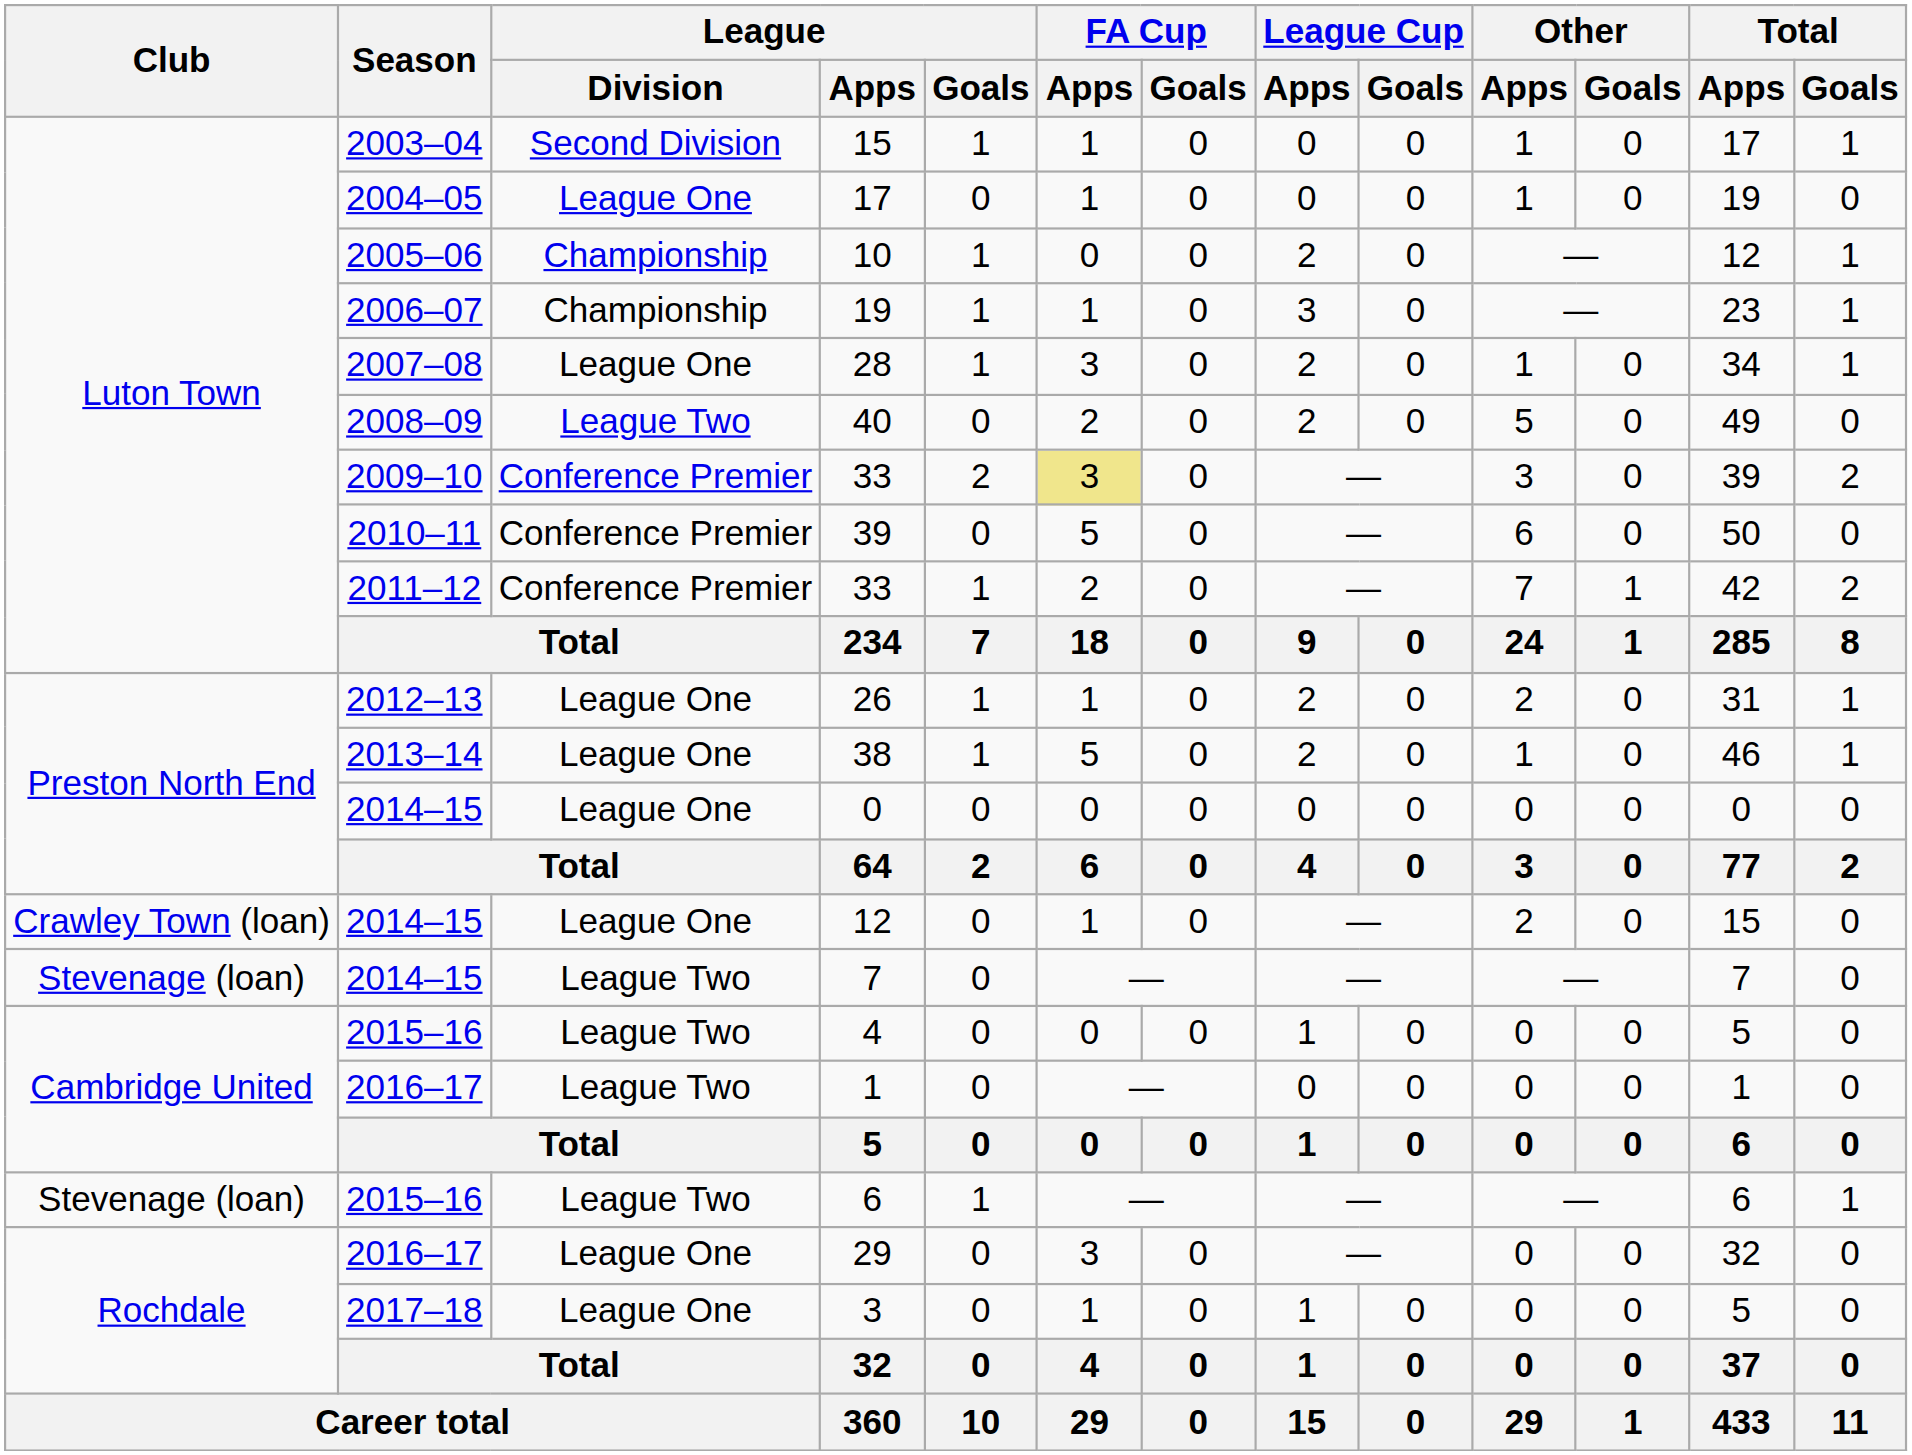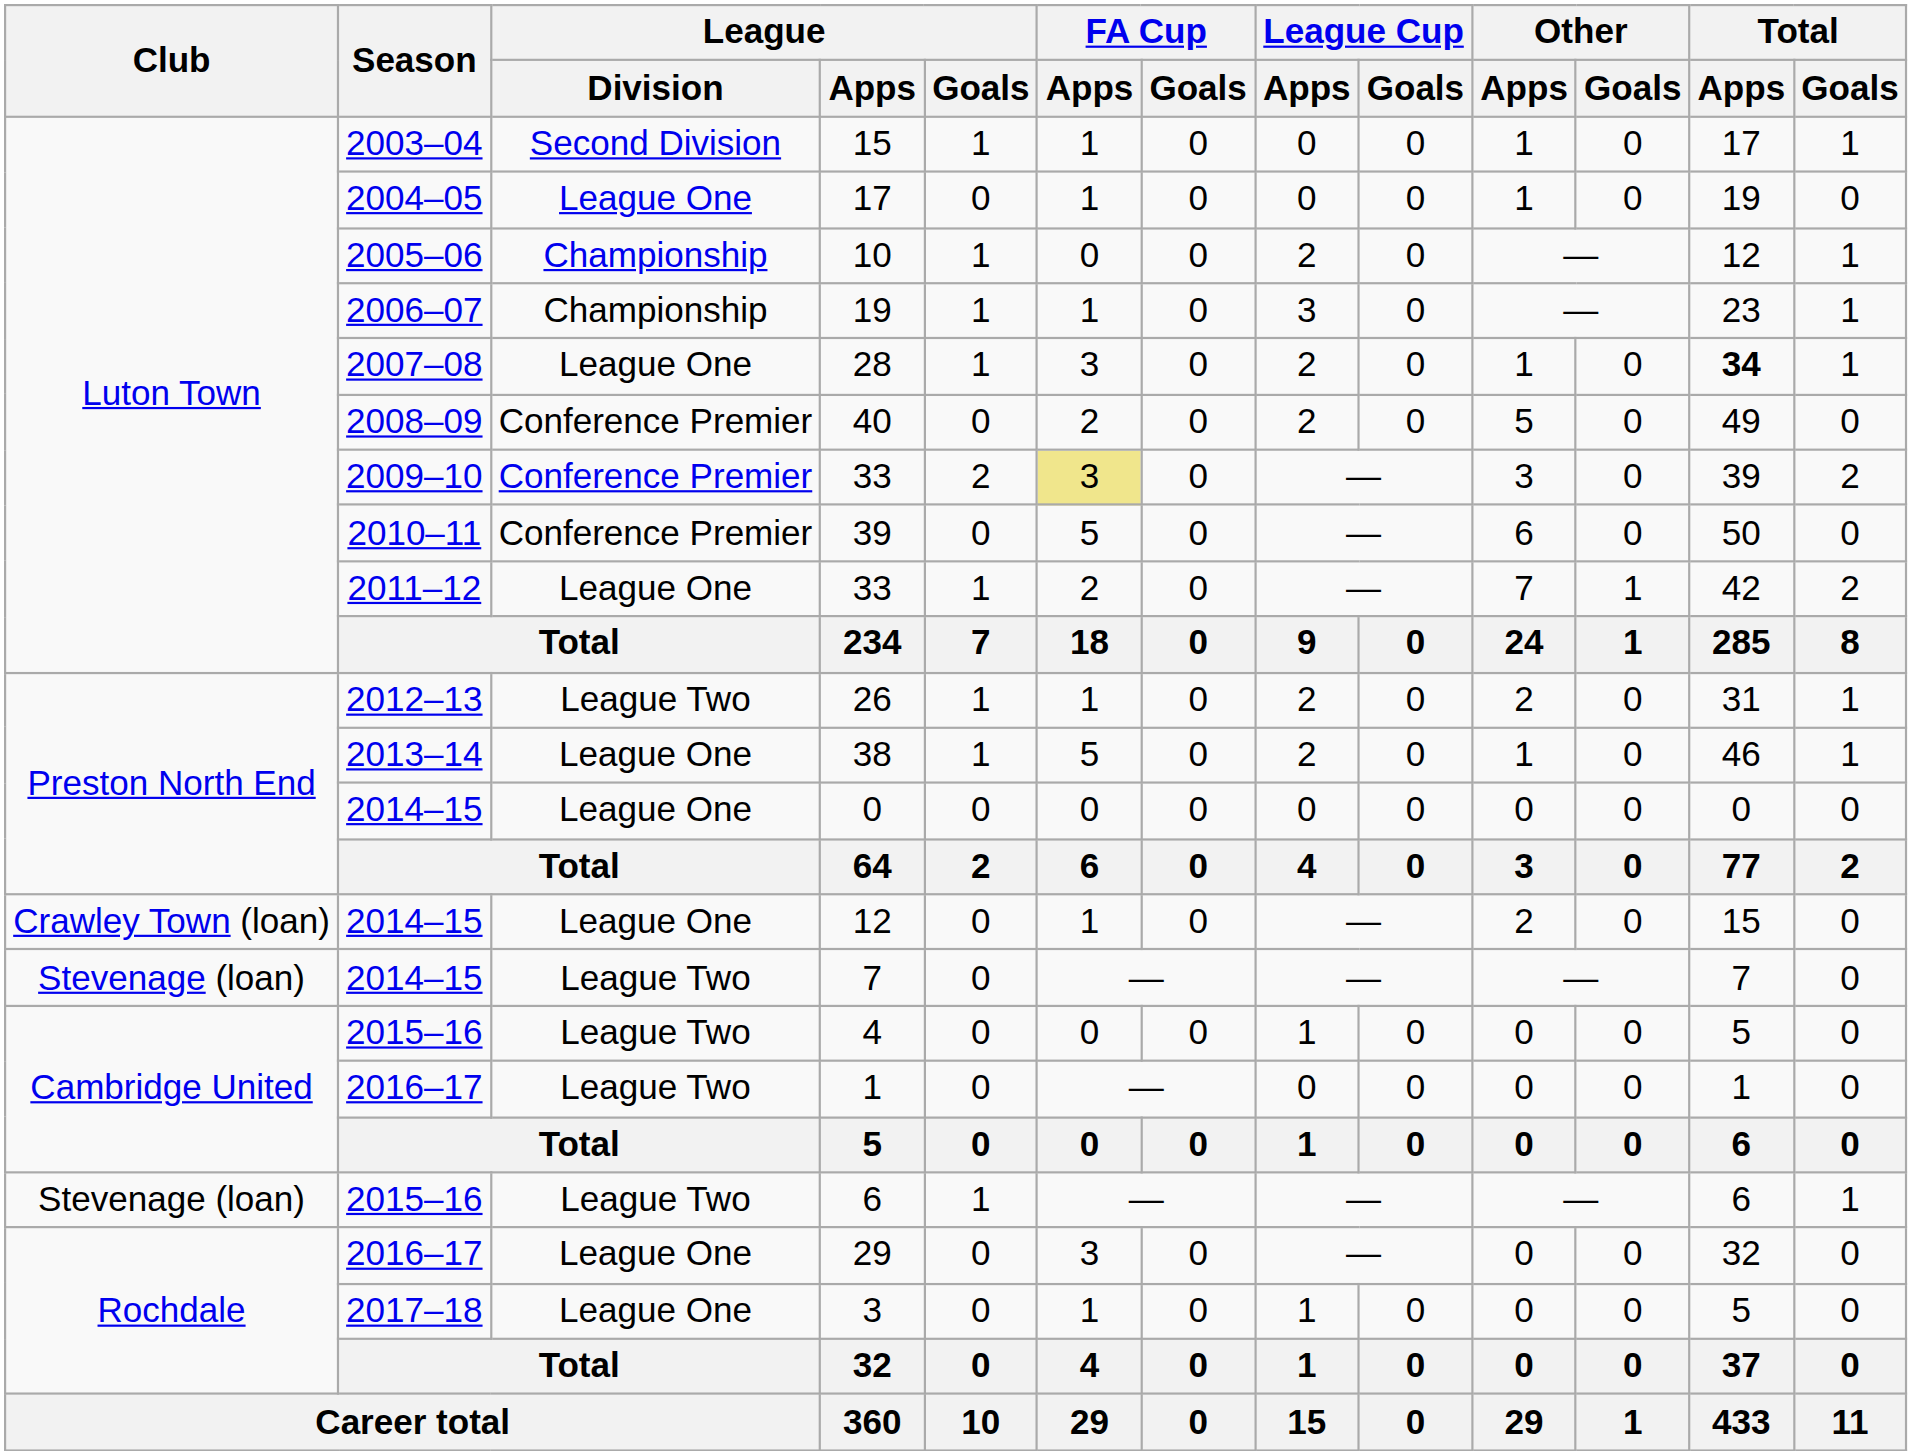(1741, 365) normal -> (1741, 365) bold
(655, 421) League Two -> (655, 421) Conference Premier
(655, 587) Conference Premier -> (655, 587) League One
(655, 699) League One -> (655, 699) League Two
